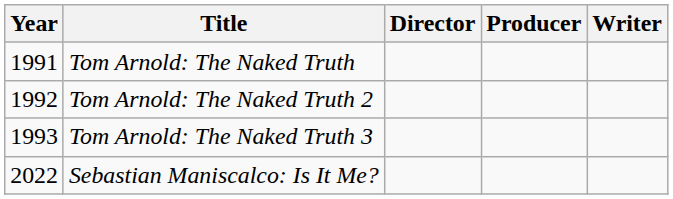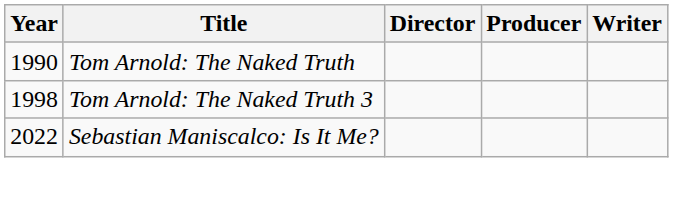(34, 61) 1991 -> (34, 61) 1990
- row: (221, 99)
(34, 136) 1993 -> (34, 99) 1998
